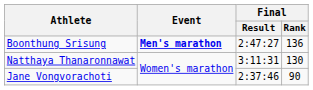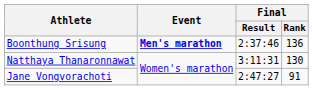(259, 44) 2:47:27 -> (259, 44) 2:37:46
(259, 77) 2:37:46 -> (259, 77) 2:47:27
(295, 77) 90 -> (295, 77) 91
